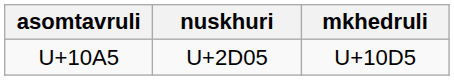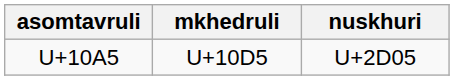columns swapped: (227, 22) <-> (375, 22)
